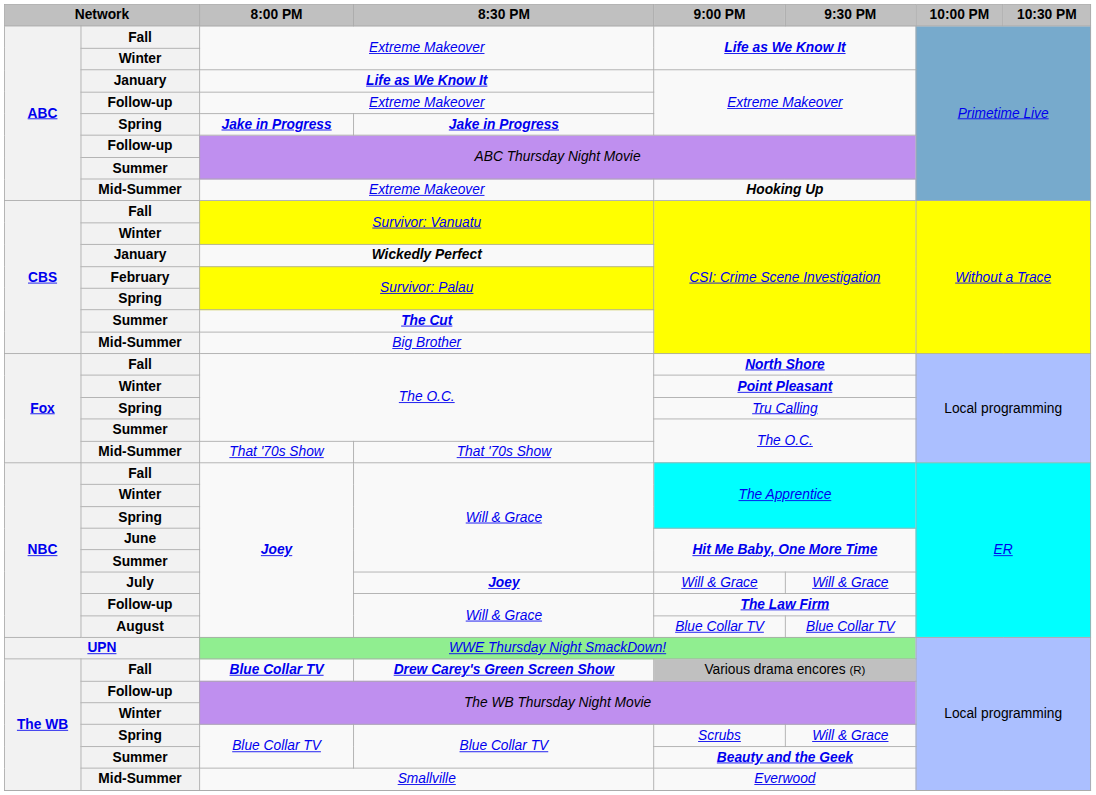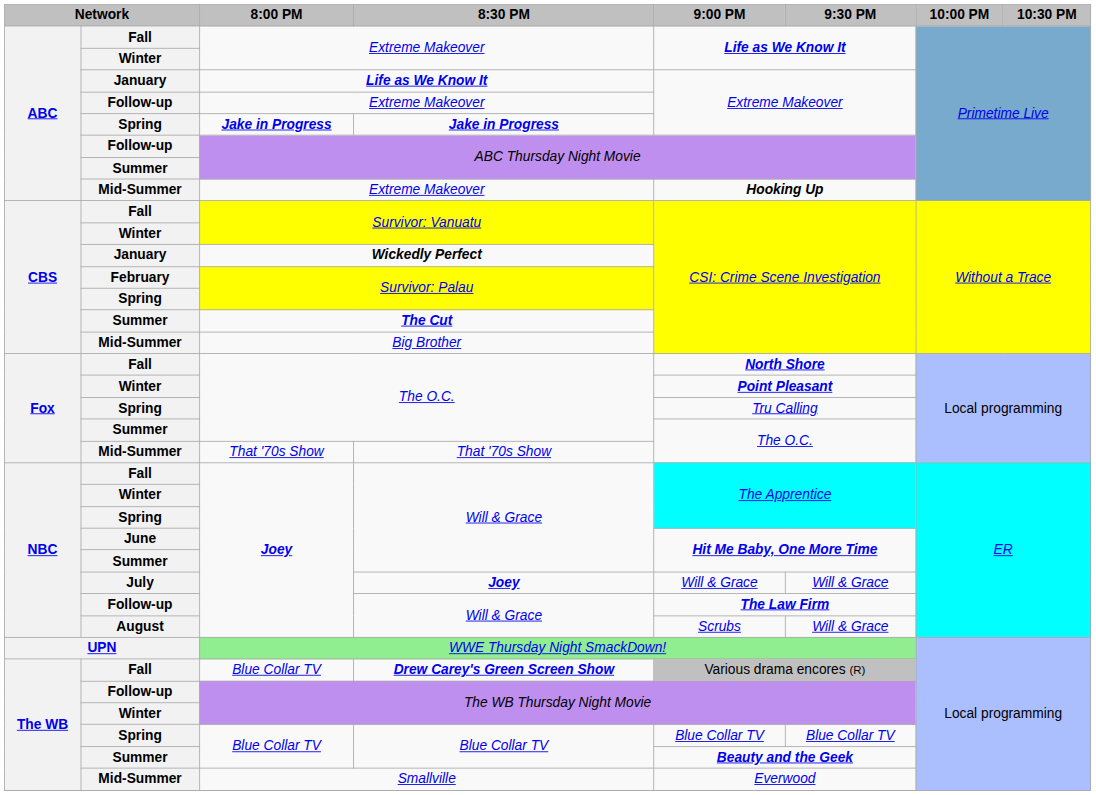(719, 626) Blue Collar TV -> (719, 626) Scrubs
(850, 626) Blue Collar TV -> (850, 626) Will & Grace
(277, 670) bold -> (277, 670) normal
(719, 735) Scrubs -> (719, 735) Blue Collar TV
(850, 735) Will & Grace -> (850, 735) Blue Collar TV
